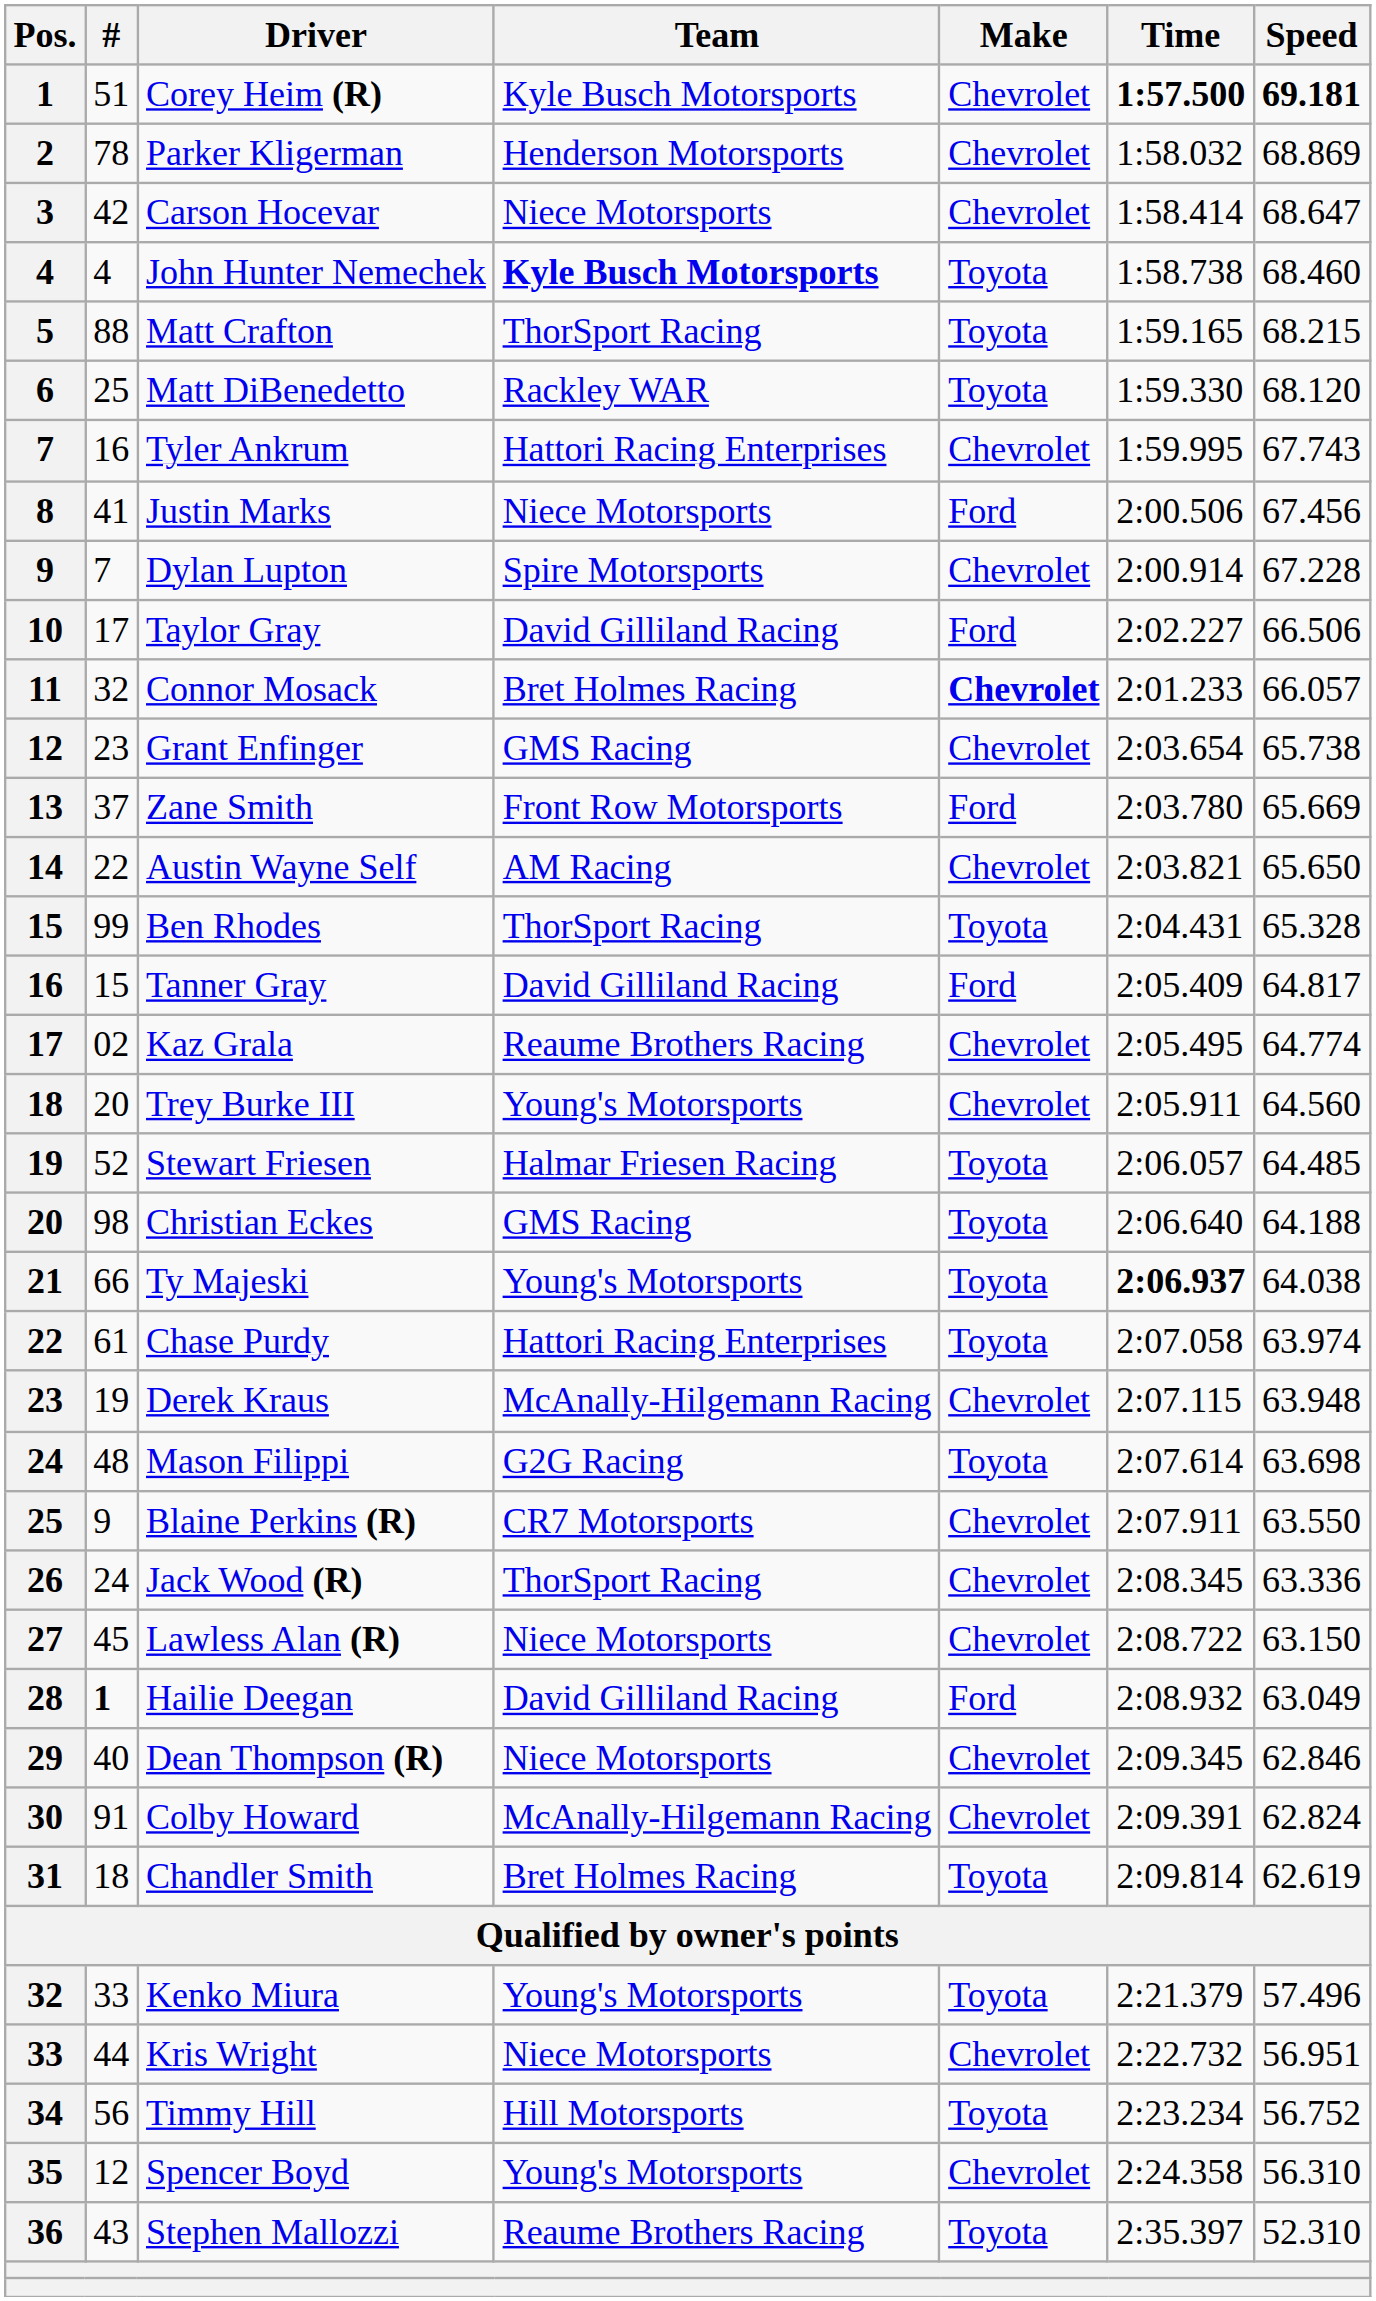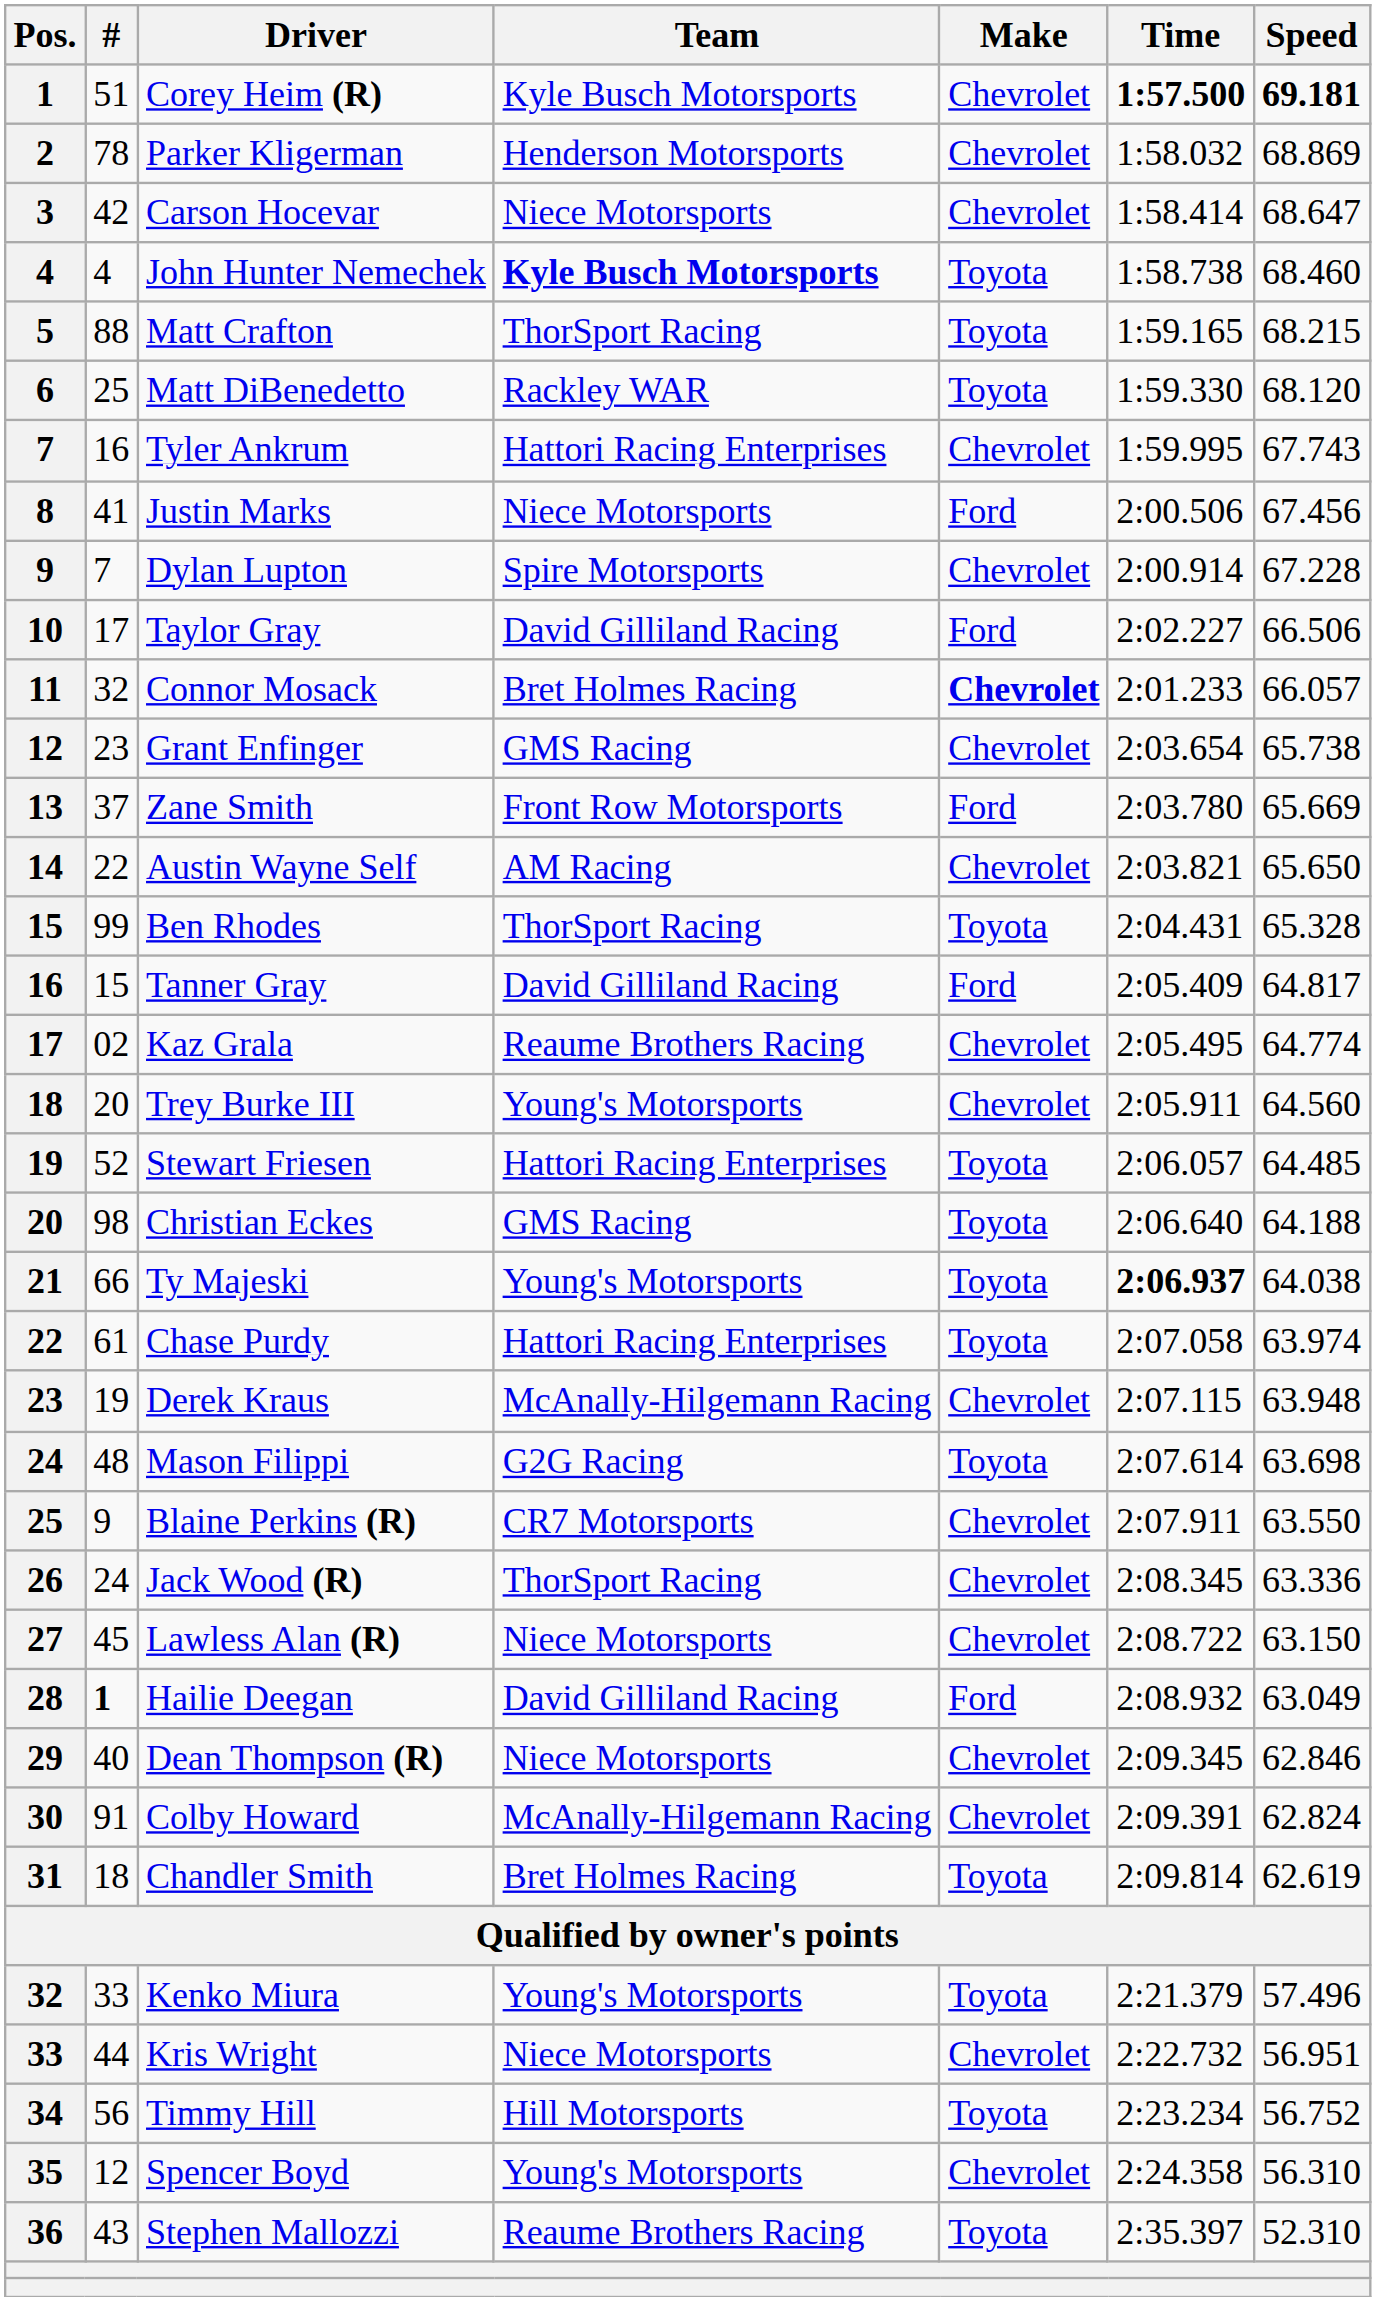(670, 1162) Halmar Friesen Racing -> (695, 1162) Hattori Racing Enterprises
